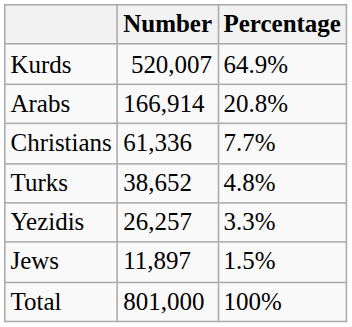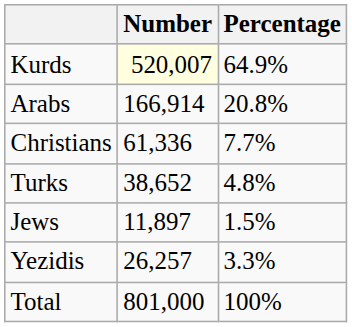(171, 63) no background -> (171, 63) lightyellow background
rows swapped: (47, 222) <-> (35, 261)
